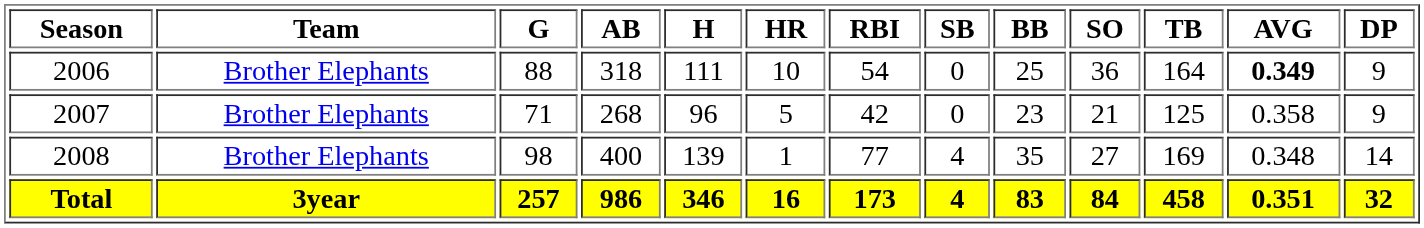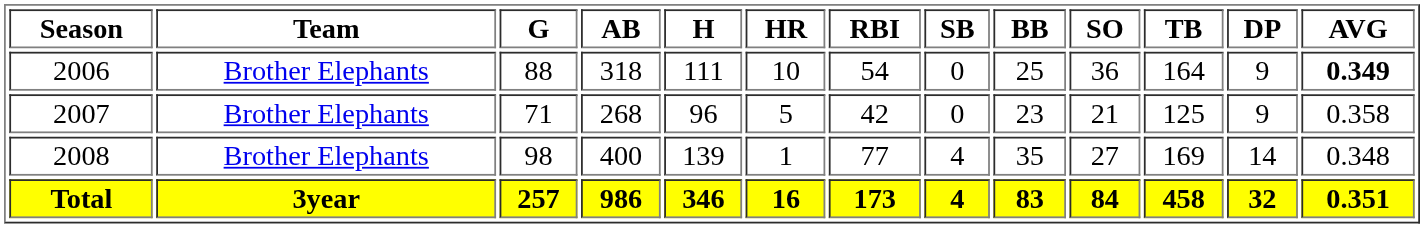columns swapped: (1379, 28) <-> (1283, 28)
